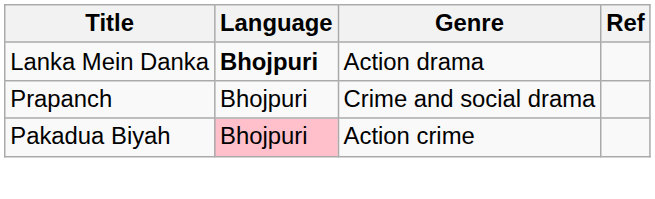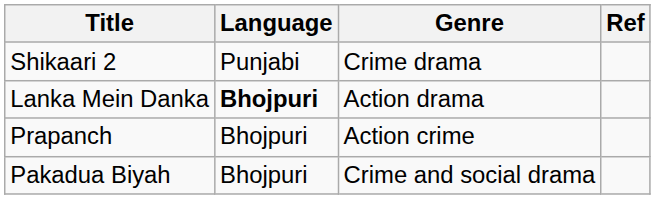+ row: (63, 61)
(469, 99) Crime and social drama -> (409, 136) Action crime
(264, 136) pink background -> (264, 174) no background
(409, 136) Action crime -> (469, 174) Crime and social drama
